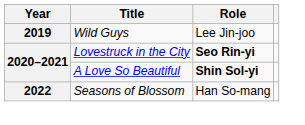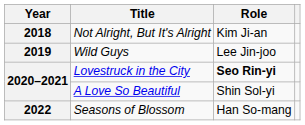+ row: (142, 33)
(227, 71) bold -> (246, 91) normal
